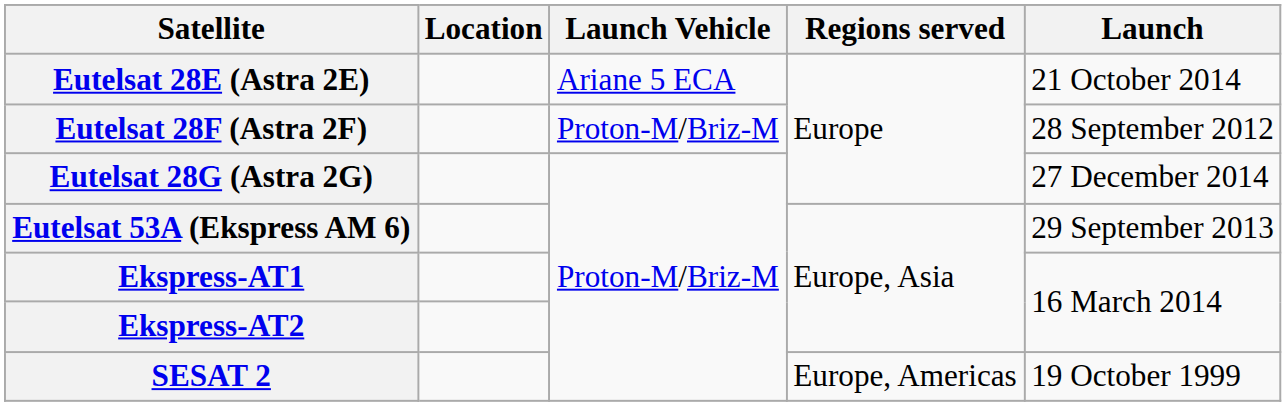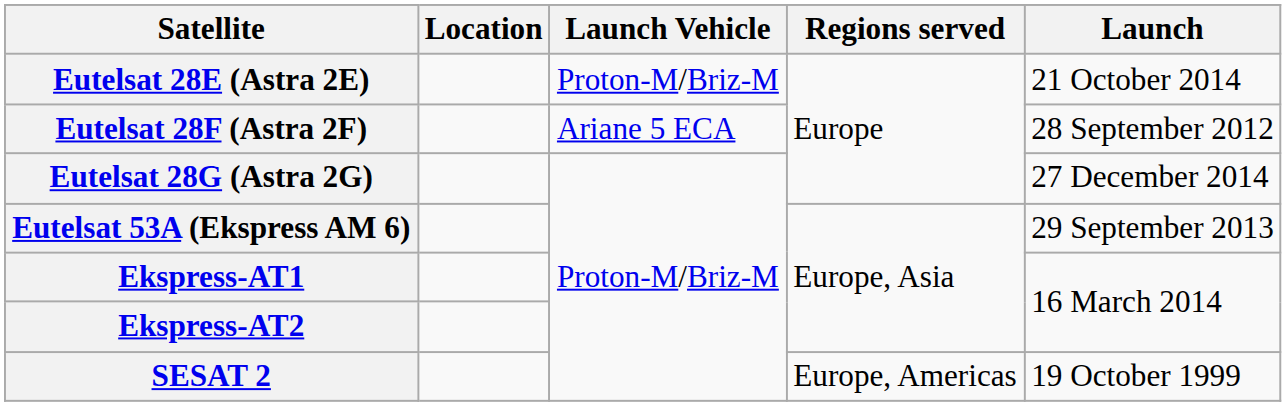(646, 78) Ariane 5 ECA -> (668, 78) Proton-M/Briz-M
(668, 128) Proton-M/Briz-M -> (646, 128) Ariane 5 ECA
